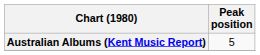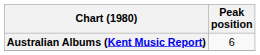(232, 42) 5 -> (232, 42) 6
